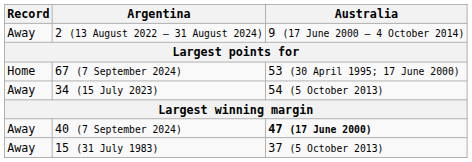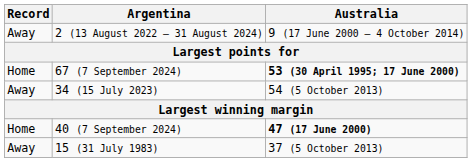(364, 71) normal -> (364, 71) bold
(21, 128) Away -> (21, 128) Home
